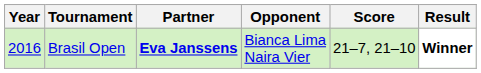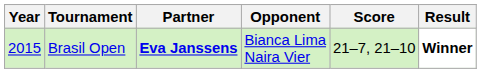(24, 48) 2016 -> (24, 48) 2015
